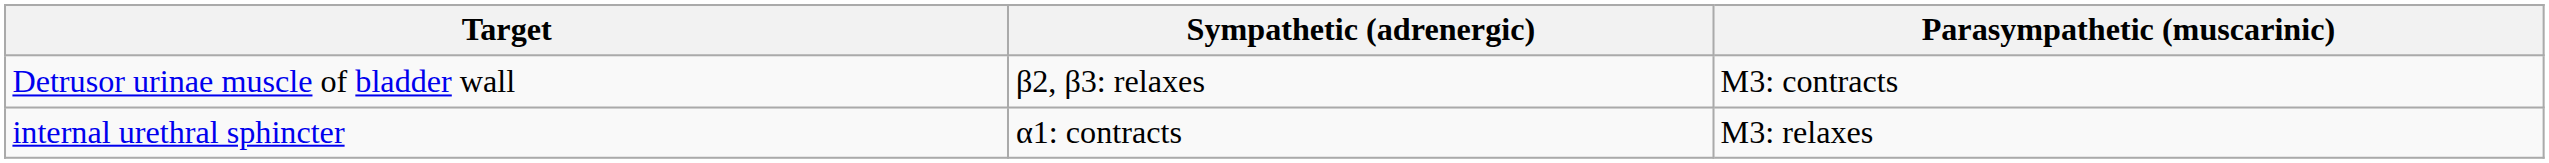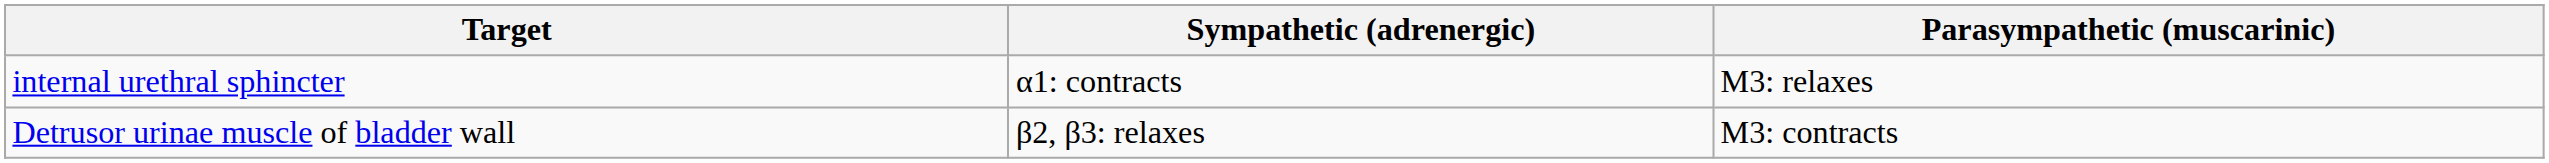rows swapped: (264, 81) <-> (179, 132)
